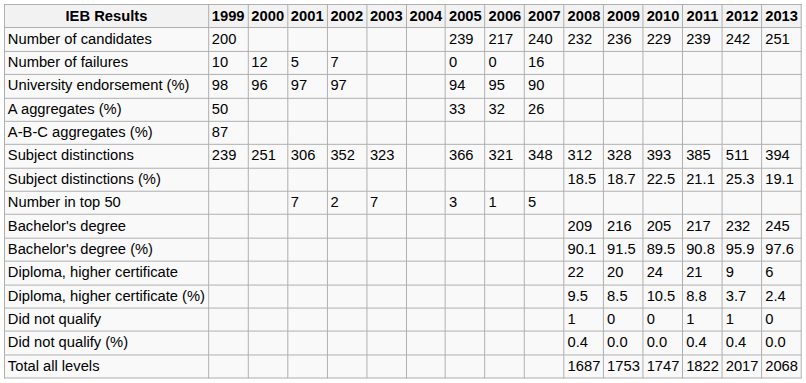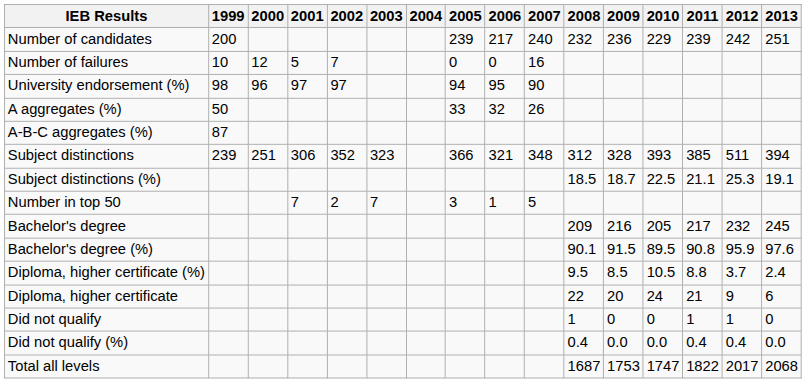rows swapped: (93, 272) <-> (106, 296)
